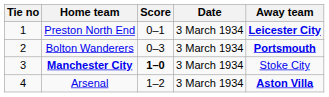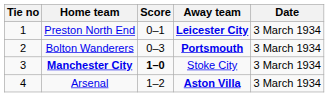columns swapped: (285, 13) <-> (210, 13)
